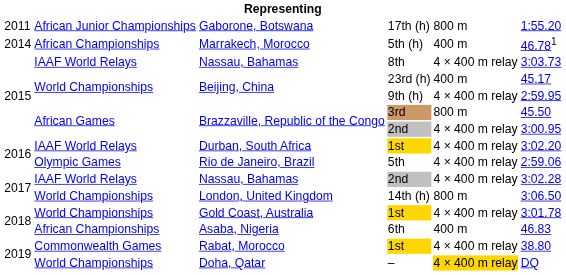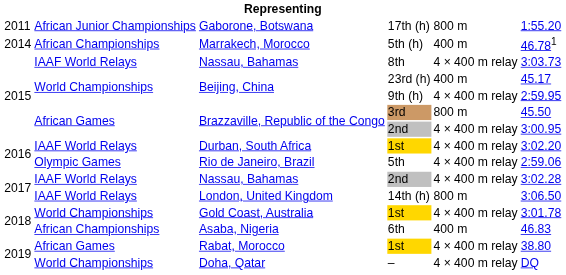(94, 196) World Championships -> (86, 196) IAAF World Relays
(98, 246) Commonwealth Games -> (75, 246) African Games
(476, 263) gold background -> (476, 263) no background
